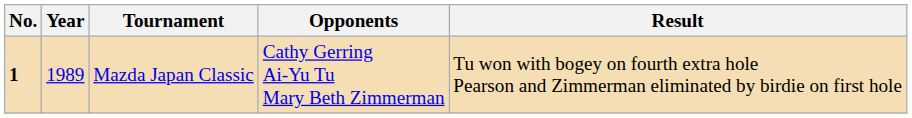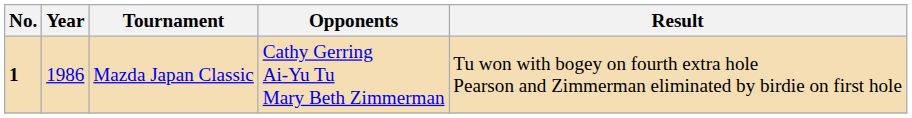(65, 74) 1989 -> (65, 74) 1986
